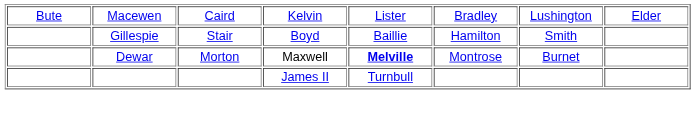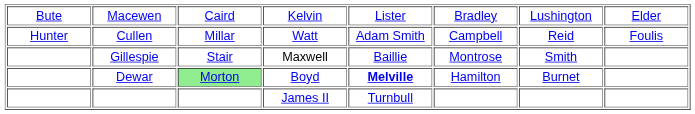+ row: (134, 36)
(305, 36) Boyd -> (305, 57) Maxwell
(476, 36) Hamilton -> (476, 57) Montrose
(220, 57) no background -> (220, 77) lightgreen background
(305, 57) Maxwell -> (305, 77) Boyd
(476, 57) Montrose -> (476, 77) Hamilton
